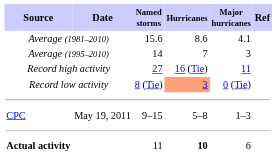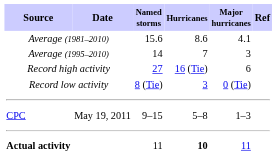(246, 69) 11 -> (248, 69) 6
(205, 84) lightsalmon background -> (205, 84) no background
(248, 146) 6 -> (246, 146) 11
